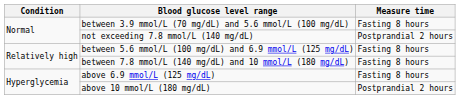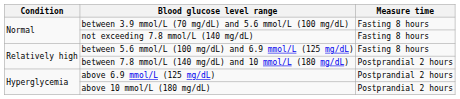(405, 37) Postprandial 2 hours -> (393, 37) Fasting 8 hours
(393, 62) Fasting 8 hours -> (405, 62) Postprandial 2 hours
(393, 75) Fasting 8 hours -> (405, 75) Postprandial 2 hours
